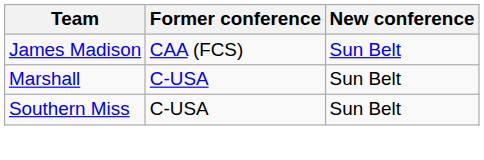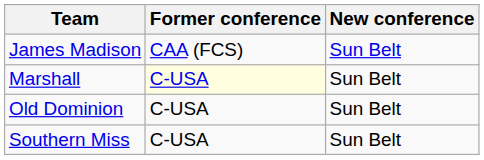(179, 79) no background -> (179, 79) lightyellow background
+ row: (66, 109)
